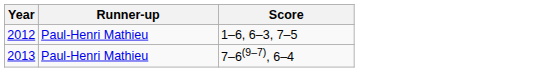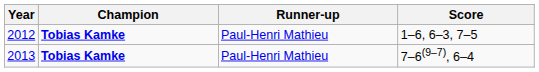+ column: (128, 15)
